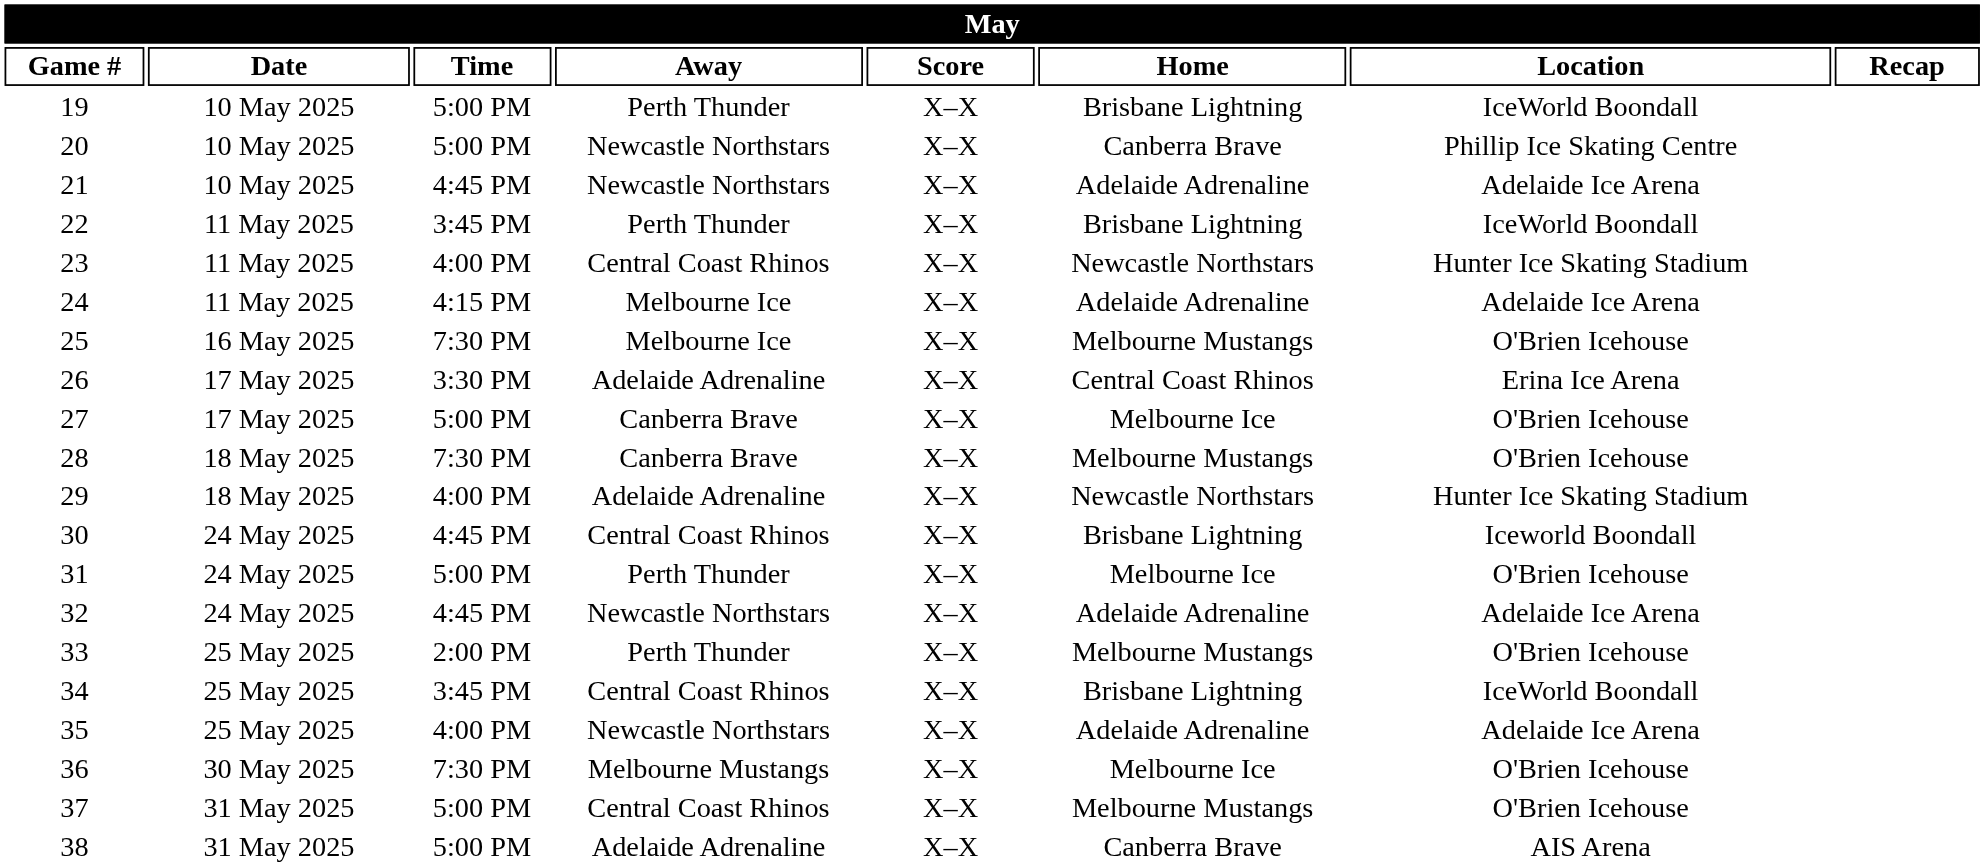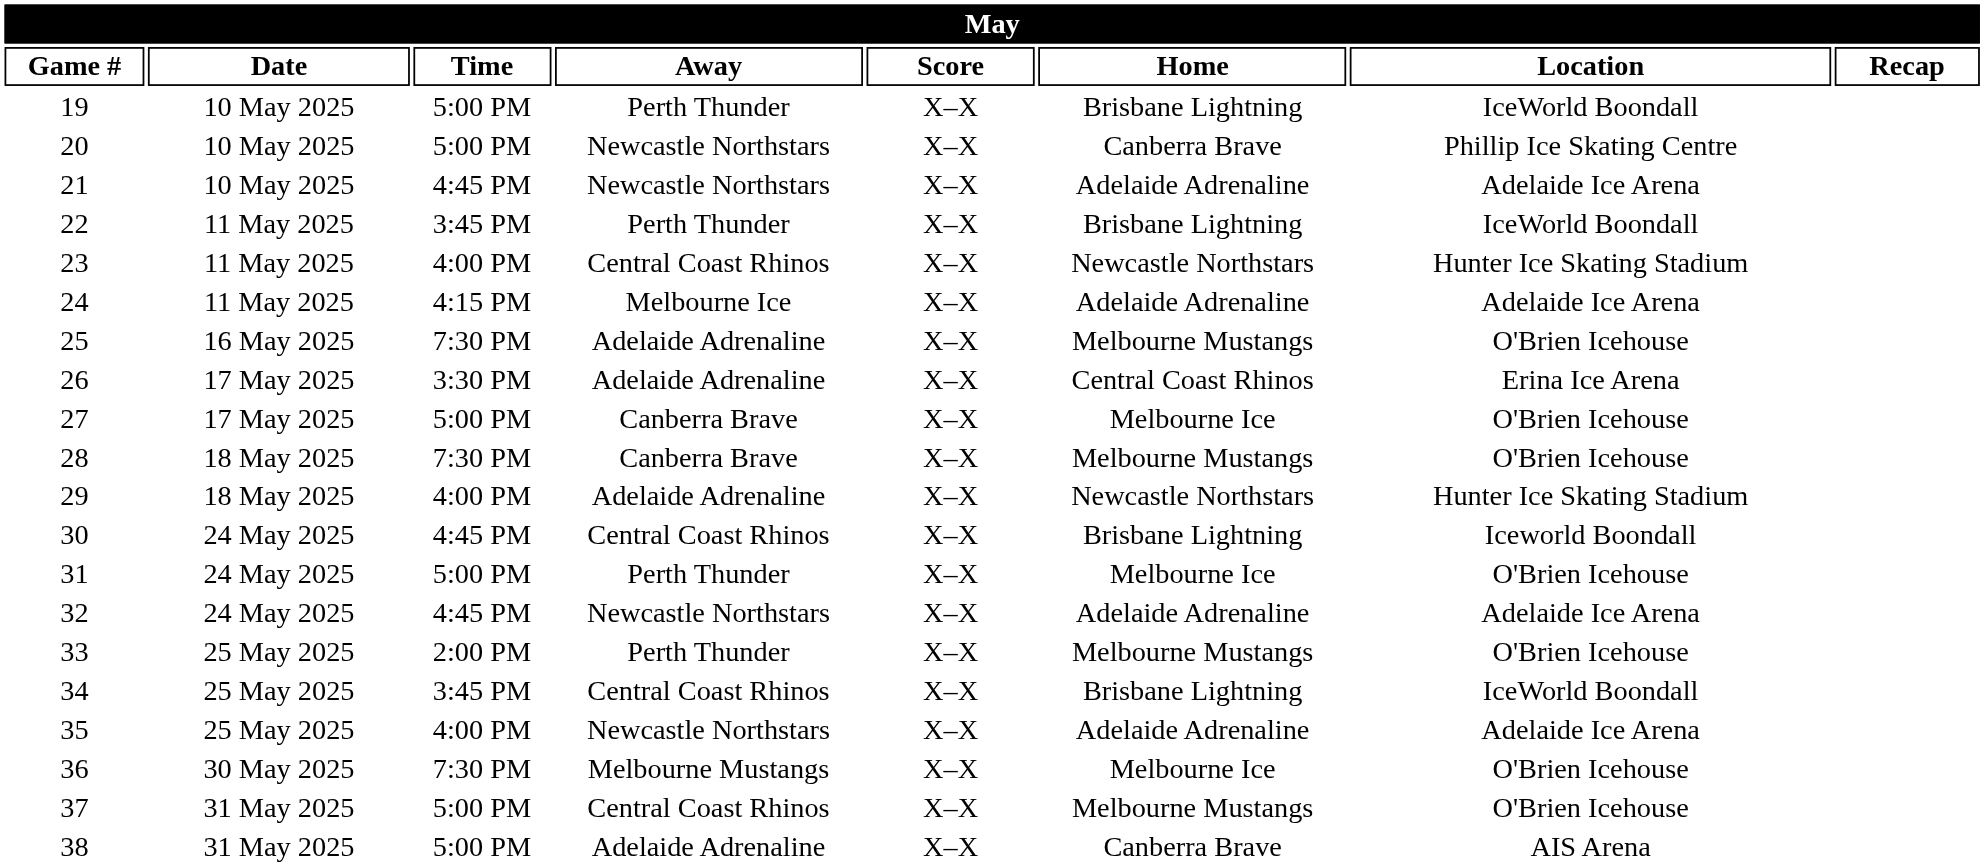(708, 340) Melbourne Ice -> (708, 340) Adelaide Adrenaline
